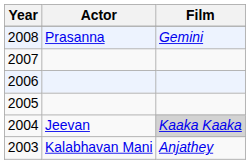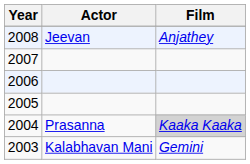(75, 37) Prasanna -> (67, 37) Jeevan
(181, 37) Gemini -> (186, 37) Anjathey
(67, 125) Jeevan -> (75, 125) Prasanna
(186, 147) Anjathey -> (181, 147) Gemini
